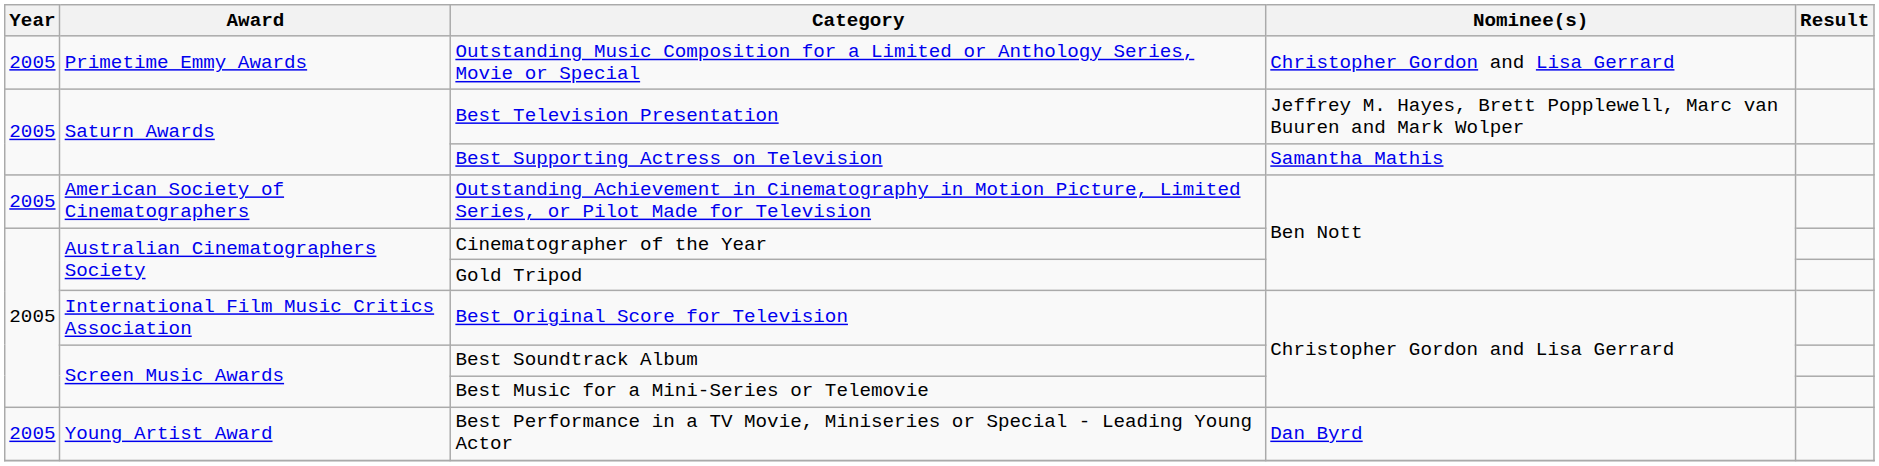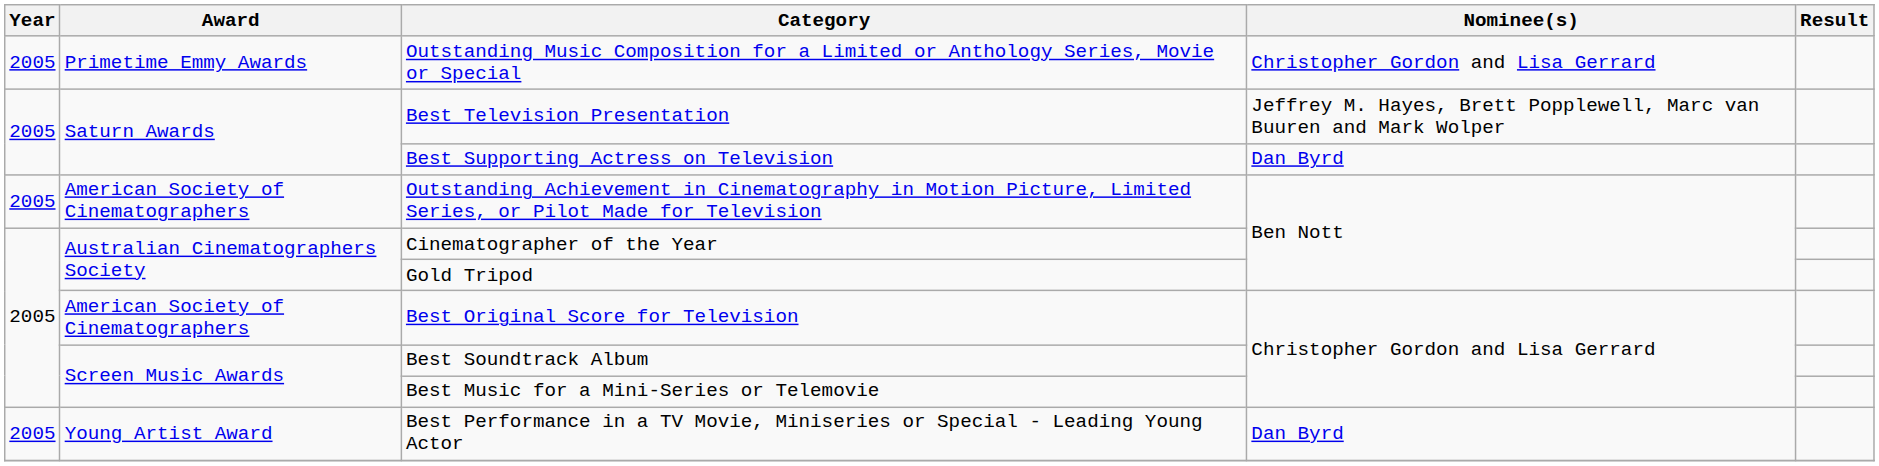(1357, 159) Samantha Mathis -> (1298, 159) Dan Byrd
(249, 318) International Film Music Critics Association -> (174, 318) American Society of Cinematographers
